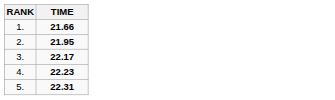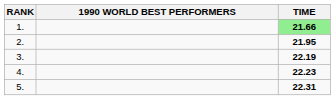+ column: (157, 12)
(62, 27) no background -> (304, 27) lightgreen background
(62, 57) 22.17 -> (304, 57) 22.19
